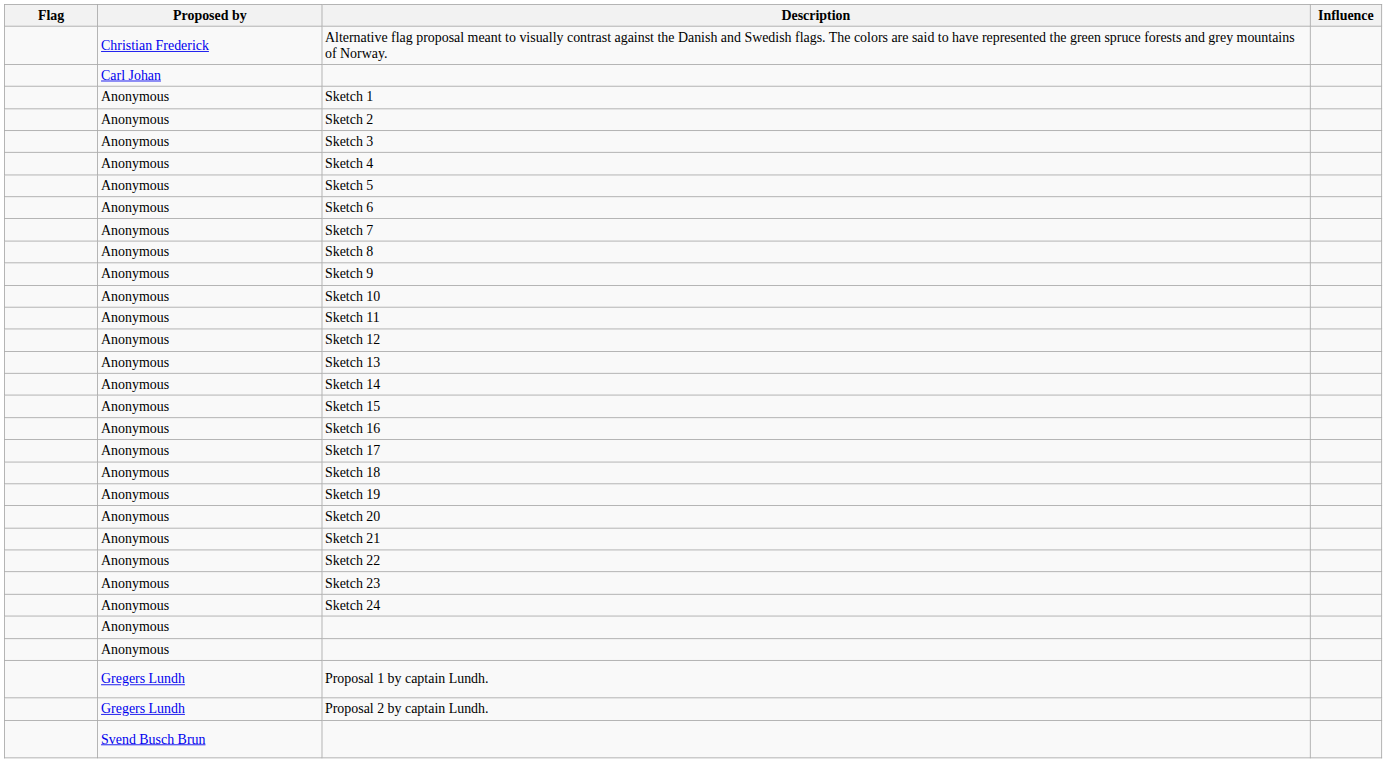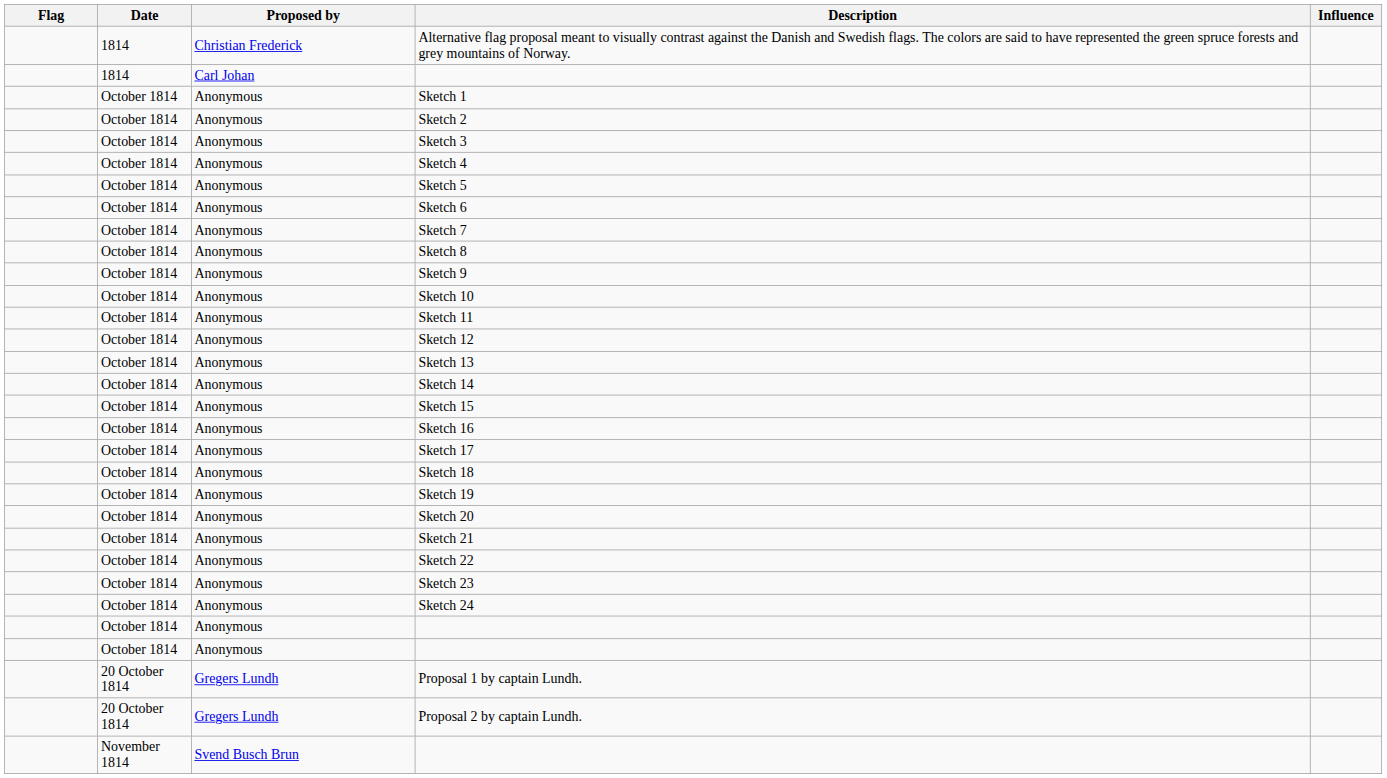+ column: (145, 15)
